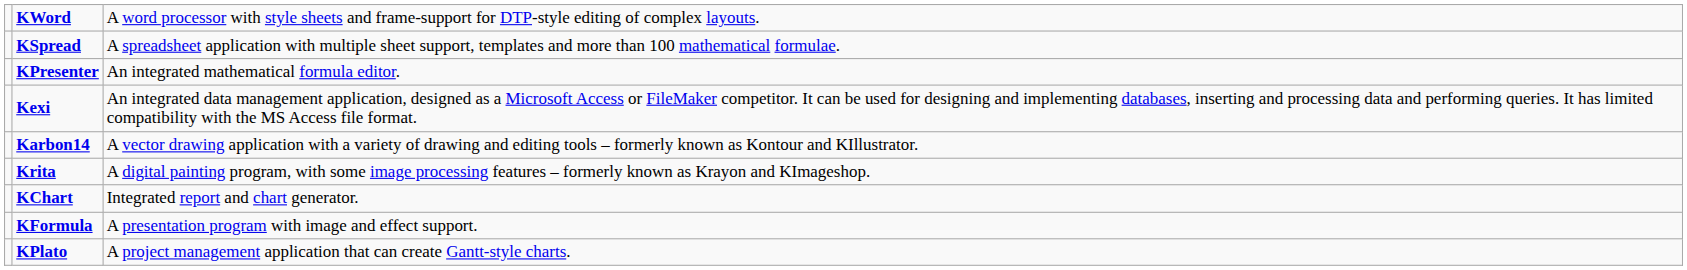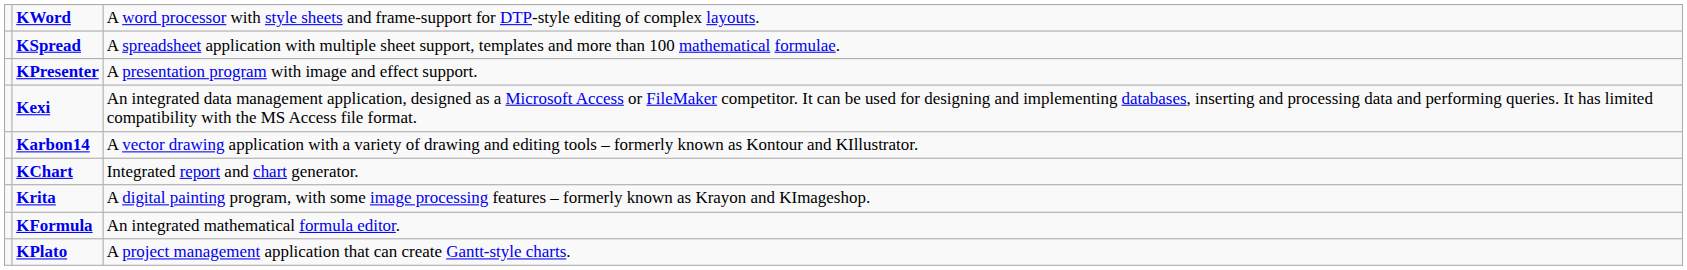(253, 71) An integrated mathematical formula editor. -> (292, 71) A presentation program with image and effect support.
rows swapped: (36, 171) <-> (45, 198)
(292, 225) A presentation program with image and effect support. -> (253, 225) An integrated mathematical formula editor.
